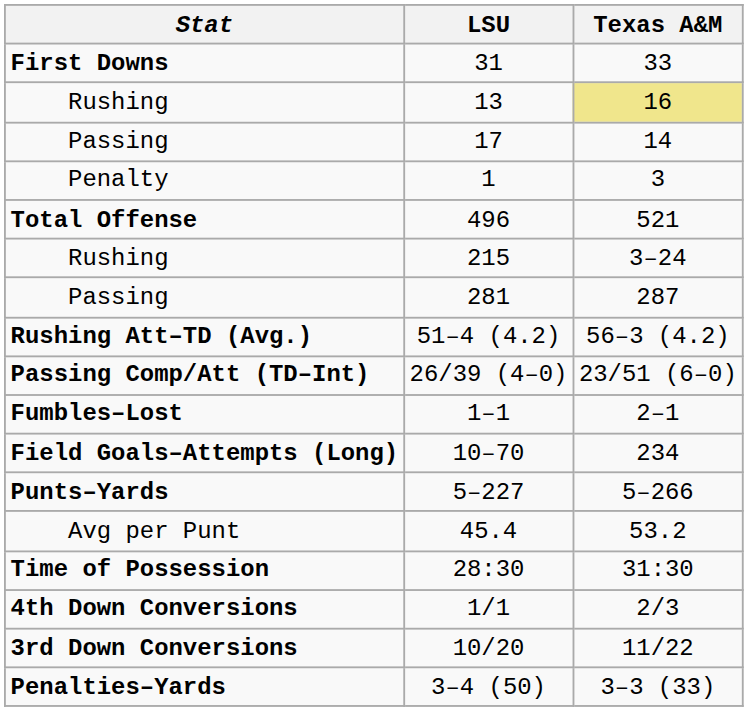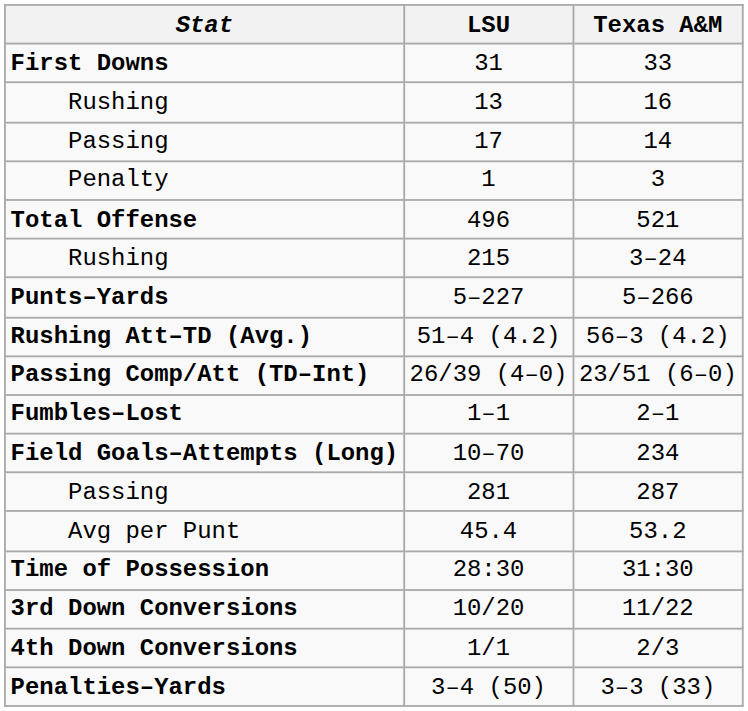(658, 102) khaki background -> (658, 102) no background
rows swapped: (489, 297) <-> (489, 492)
rows swapped: (489, 648) <-> (489, 609)
